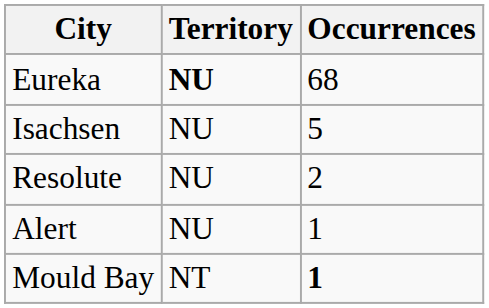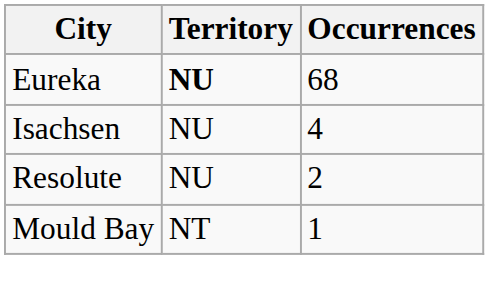(315, 128) 5 -> (315, 128) 4
- row: (44, 228)
(315, 278) bold -> (315, 228) normal
